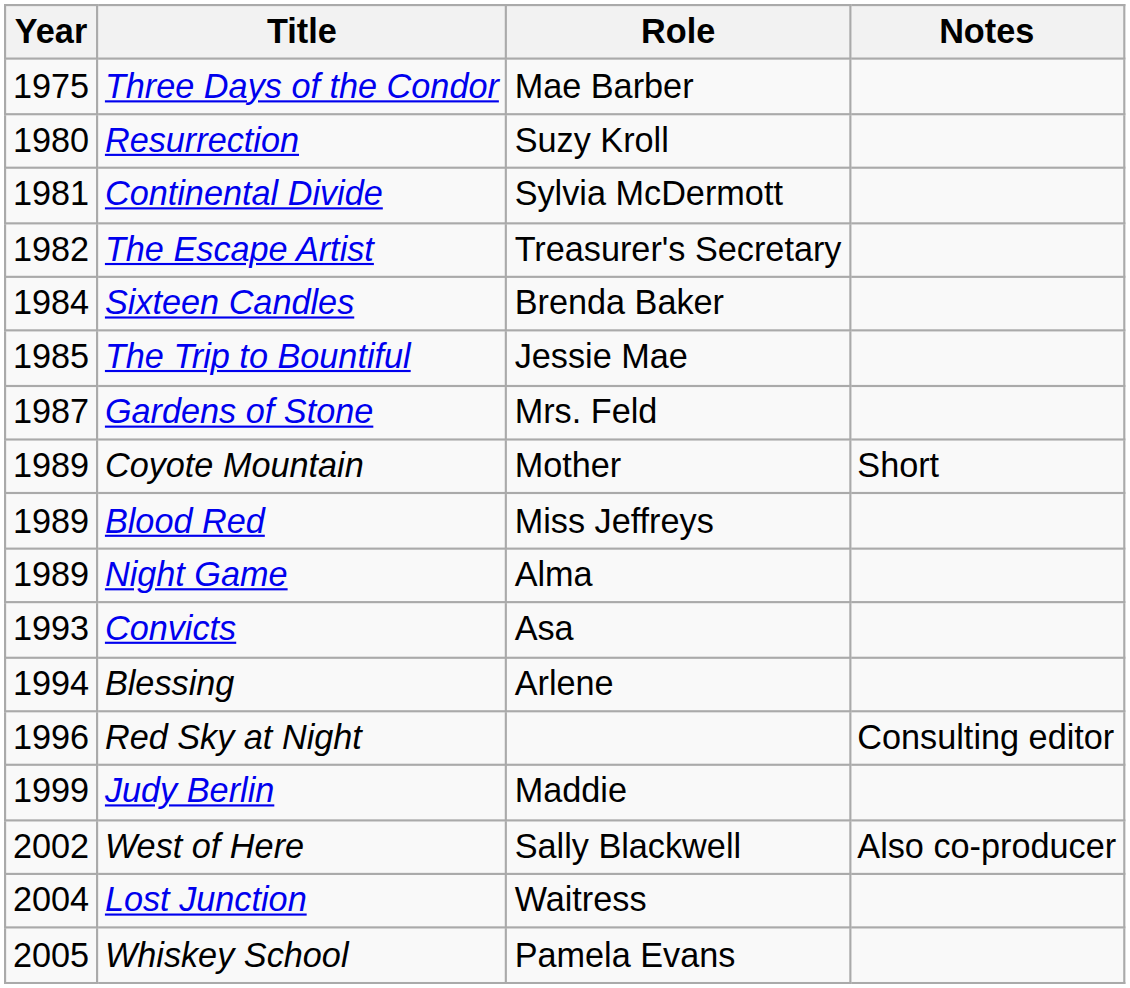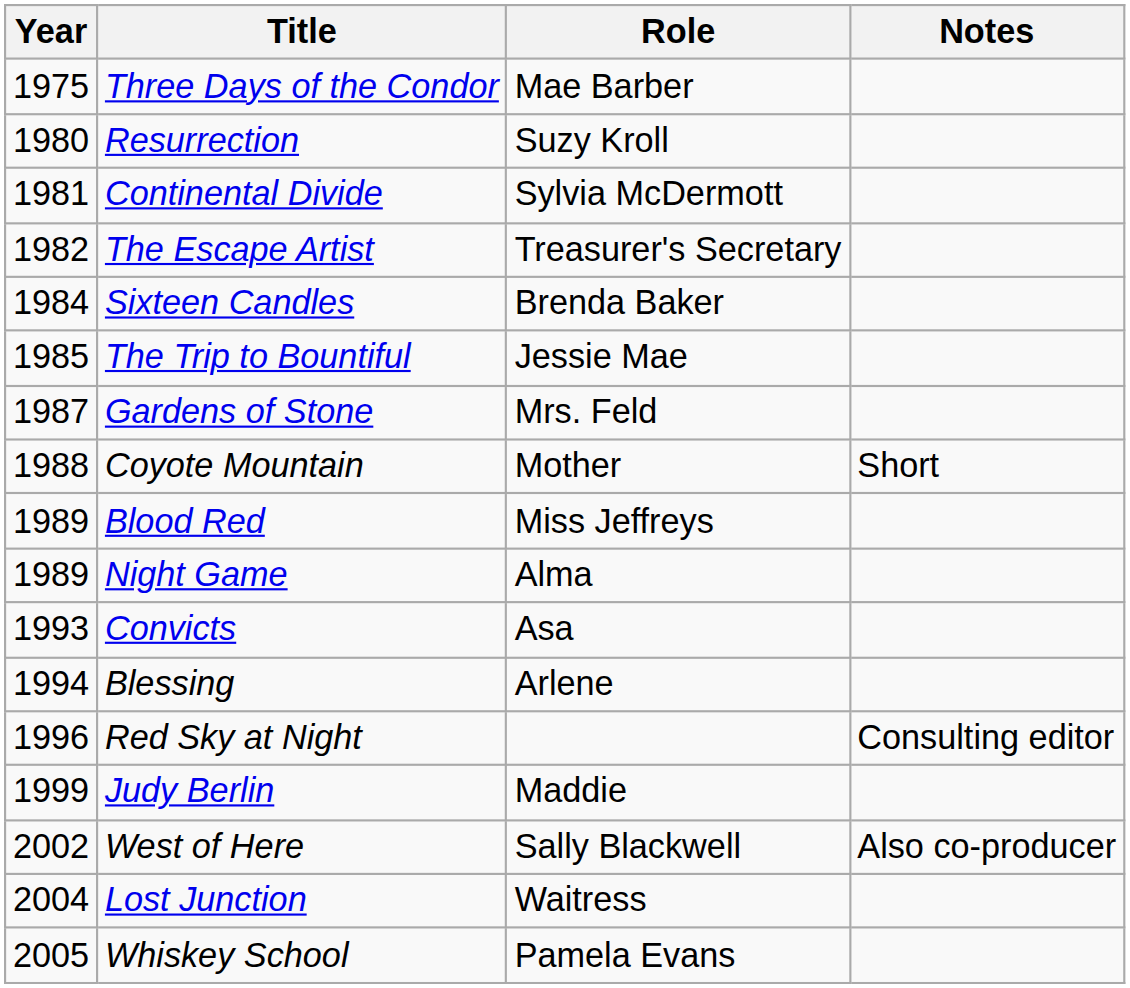(51, 466) 1989 -> (51, 466) 1988
